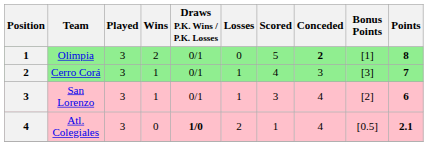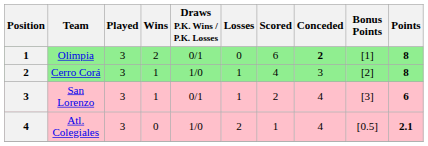(276, 55) 5 -> (276, 55) 6
(196, 73) 0/1 -> (196, 73) 1/0
(367, 73) [3] -> (367, 73) [2]
(406, 73) 7 -> (406, 73) 8
(276, 96) 3 -> (276, 96) 2
(367, 96) [2] -> (367, 96) [3]
(196, 126) bold -> (196, 126) normal
